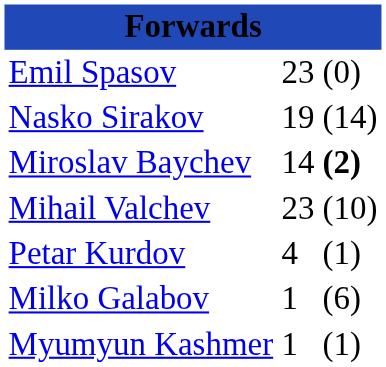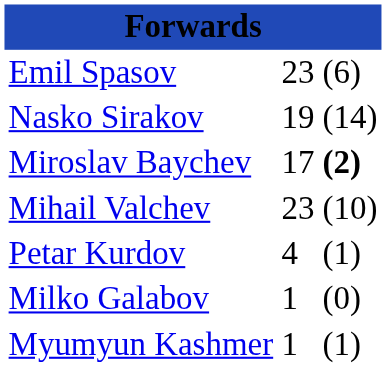(342, 71) (0) -> (342, 71) (6)
(298, 162) 14 -> (298, 162) 17
(342, 298) (6) -> (342, 298) (0)
